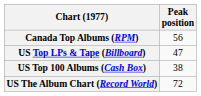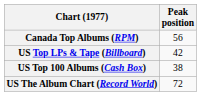(178, 53) 47 -> (178, 53) 42
